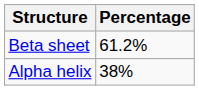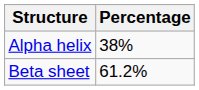rows swapped: (50, 71) <-> (49, 44)
